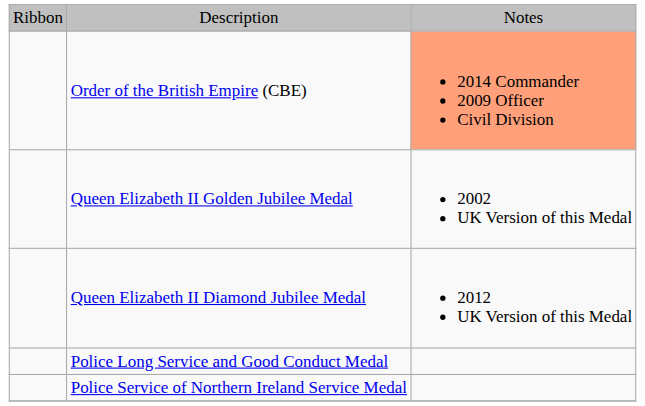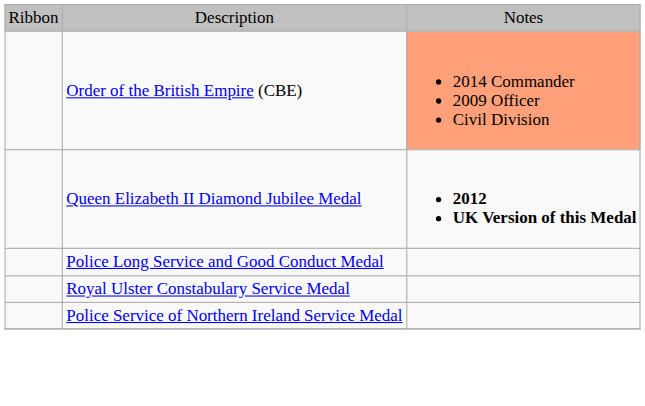- row: (212, 198)
(523, 307) normal -> (523, 209) bold
+ row: (208, 288)
